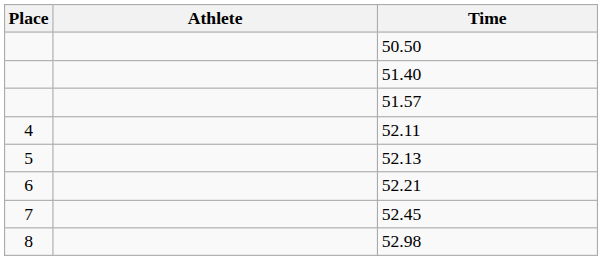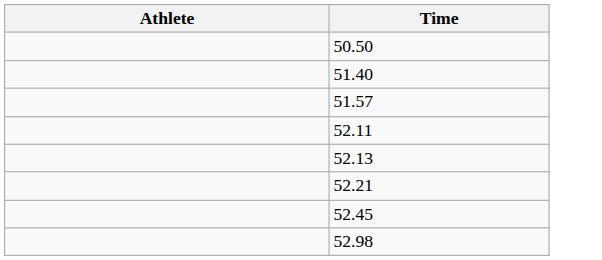- column: (29, 18)
